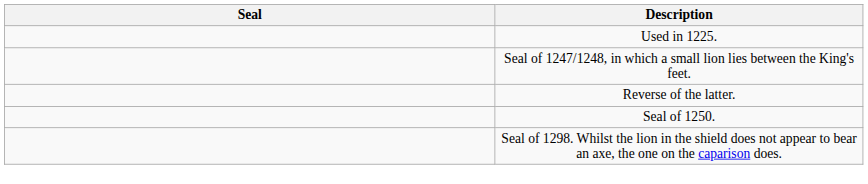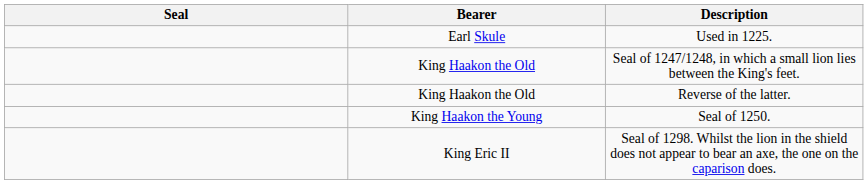+ column: (477, 15)
